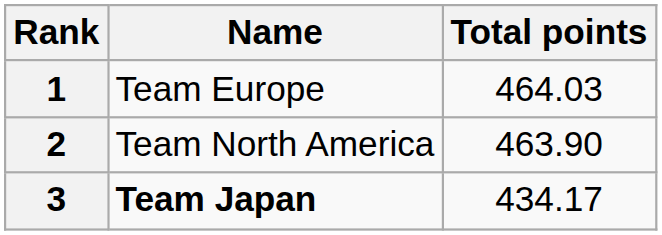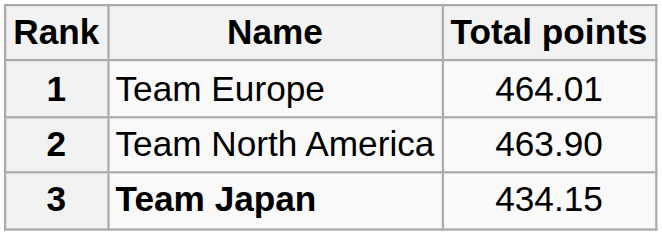(549, 88) 464.03 -> (549, 88) 464.01
(549, 199) 434.17 -> (549, 199) 434.15
